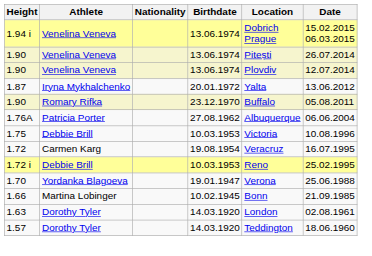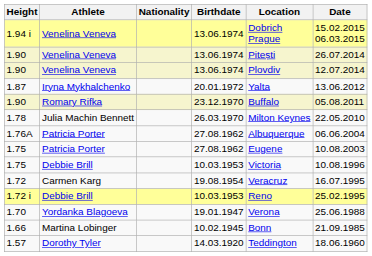+ row: (16, 117)
+ row: (16, 149)
- row: (16, 212)
